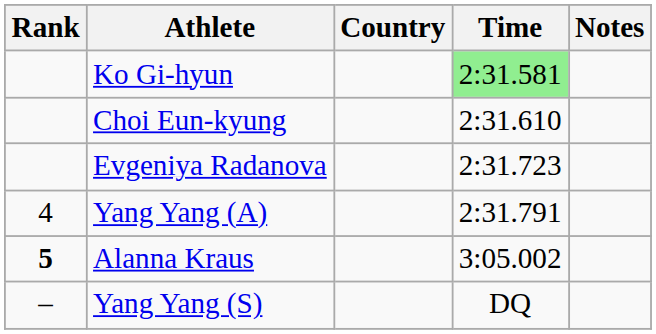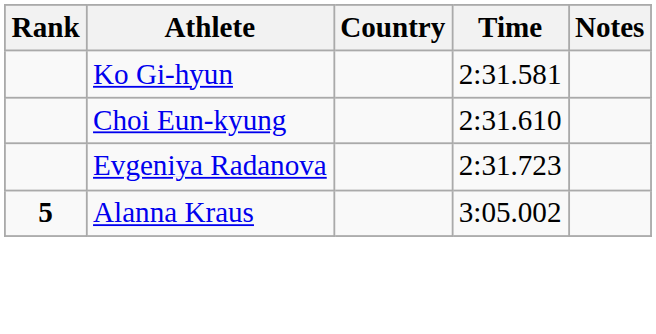(510, 73) lightgreen background -> (510, 73) no background
- row: (180, 212)
- row: (178, 304)
